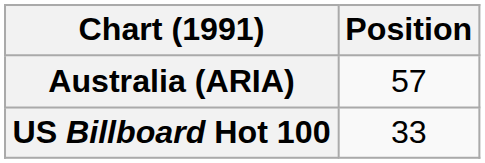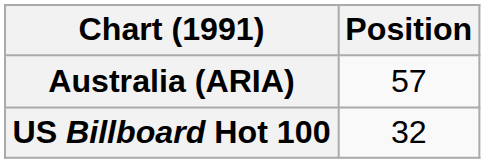(409, 132) 33 -> (409, 132) 32
